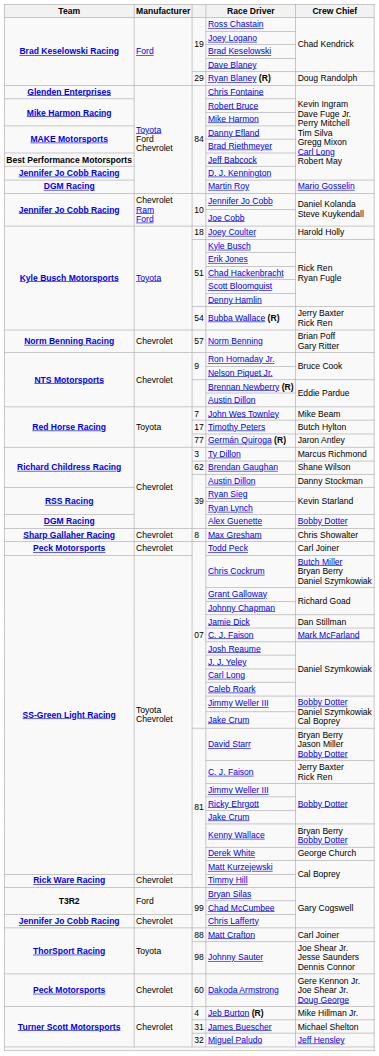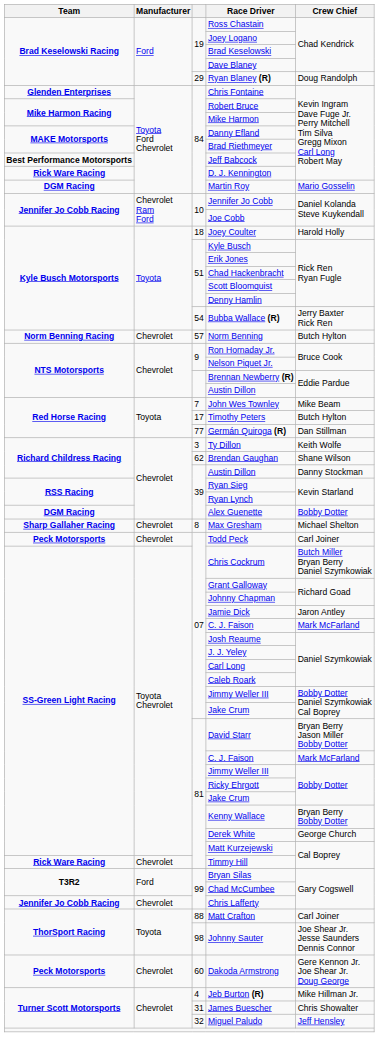(69, 173) Jennifer Jo Cobb Racing -> (69, 173) Rick Ware Racing
(318, 341) Brian Poff Gary Ritter -> (322, 336) Butch Hylton
(321, 440) Jaron Antley -> (322, 431) Dan Stillman
(332, 454) Marcus Richmond -> (319, 444) Keith Wolfe
(328, 535) Chris Showalter -> (328, 525) Michael Shelton
(322, 621) Dan Stillman -> (321, 612) Jaron Antley
(321, 772) Jerry Baxter Rick Ren -> (329, 757) Mark McFarland
(328, 1026) Michael Shelton -> (328, 1007) Chris Showalter
